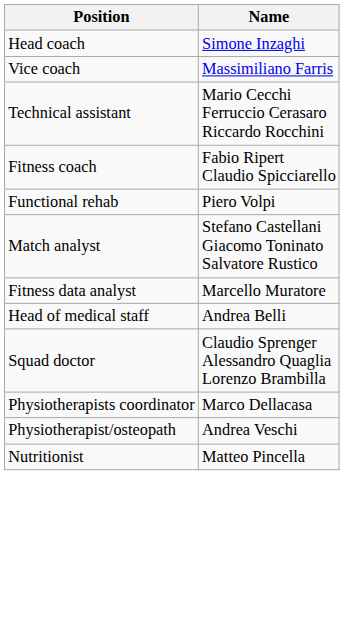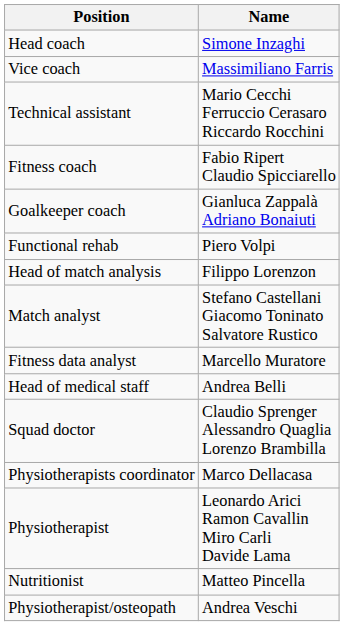+ row: (67, 211)
+ row: (85, 272)
+ row: (59, 528)
rows swapped: (92, 430) <-> (46, 456)
